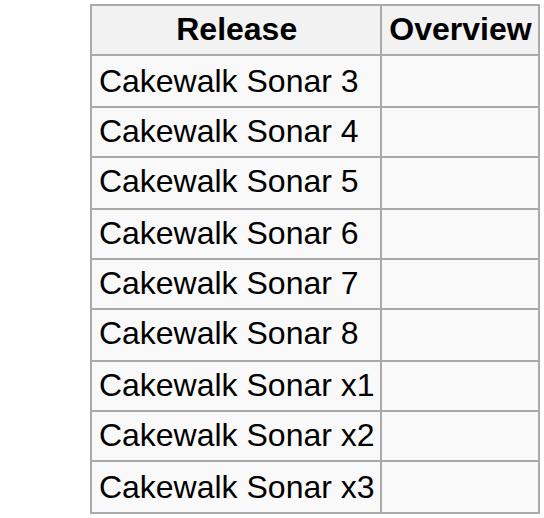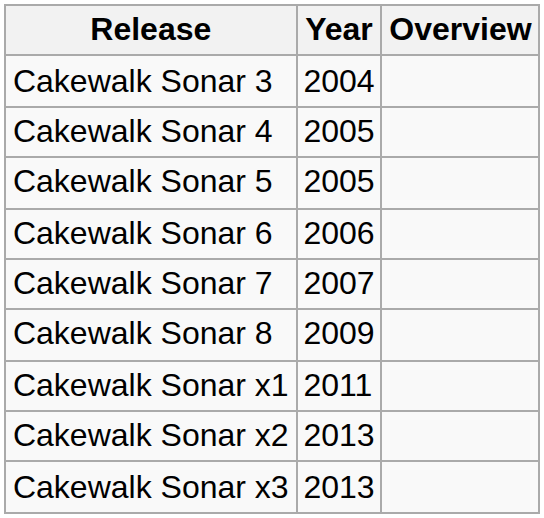+ column: (339, 29)
